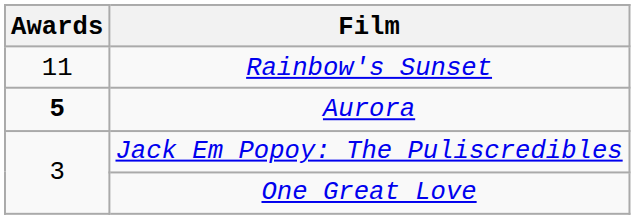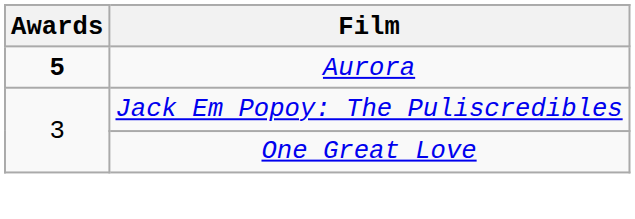- row: (369, 68)
